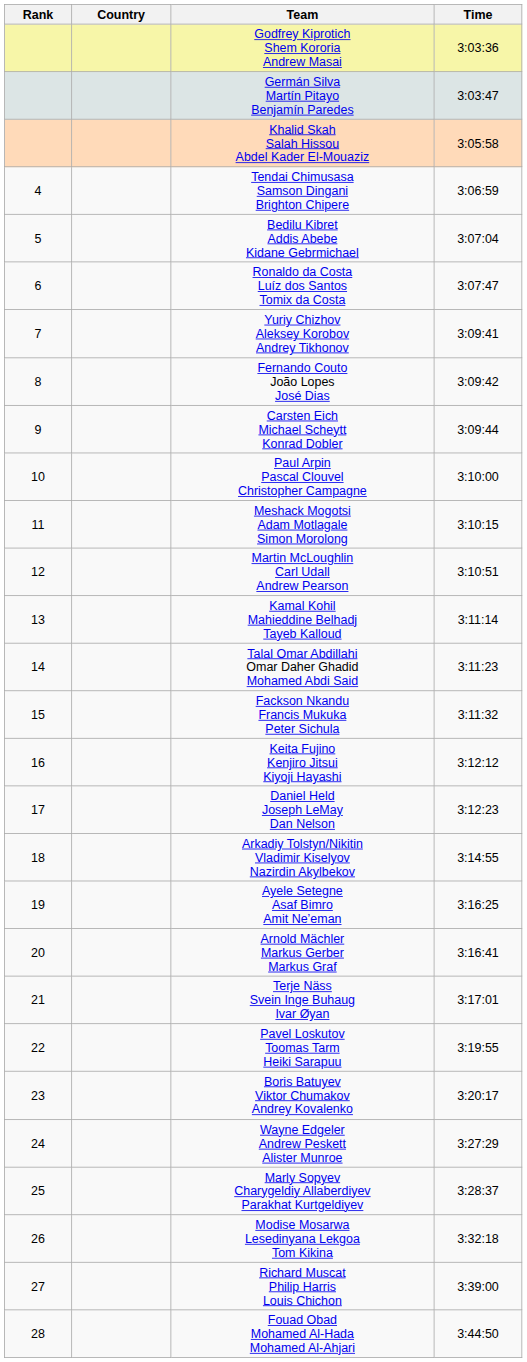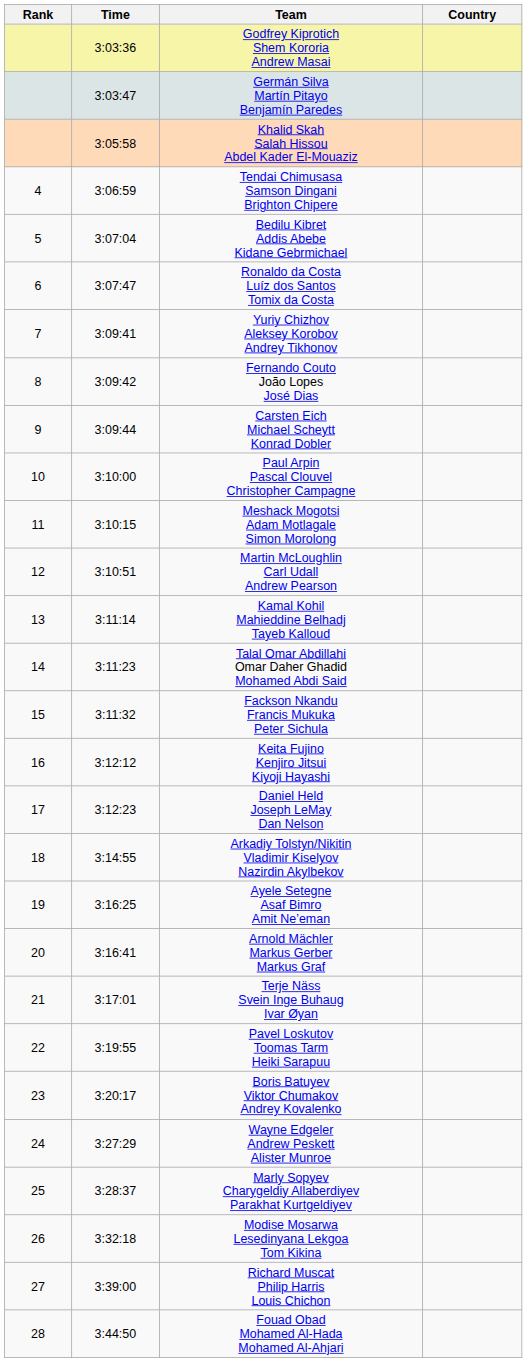columns swapped: (121, 14) <-> (478, 14)
